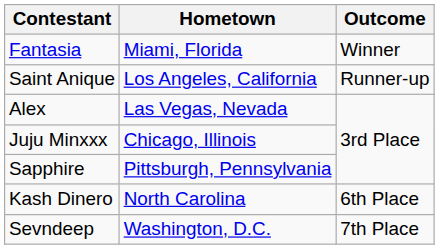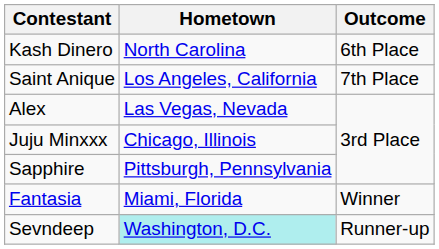rows swapped: (45, 49) <-> (61, 199)
(385, 79) Runner-up -> (380, 79) 7th Place
(197, 229) no background -> (197, 229) paleturquoise background
(380, 229) 7th Place -> (385, 229) Runner-up
